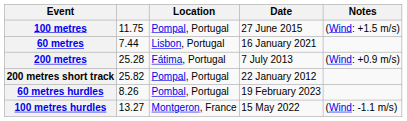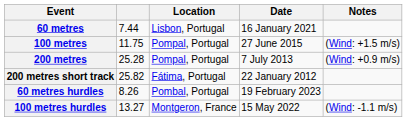rows swapped: (60, 44) <-> (60, 28)
(189, 60) Fátima, Portugal -> (190, 60) Pompal, Portugal
(190, 76) Pompal, Portugal -> (189, 76) Fátima, Portugal
